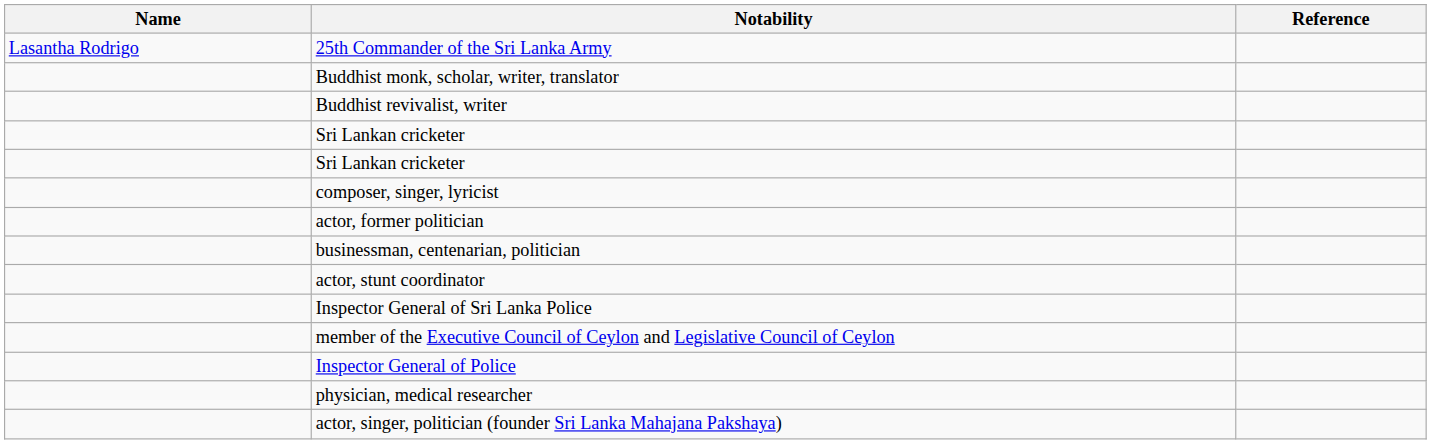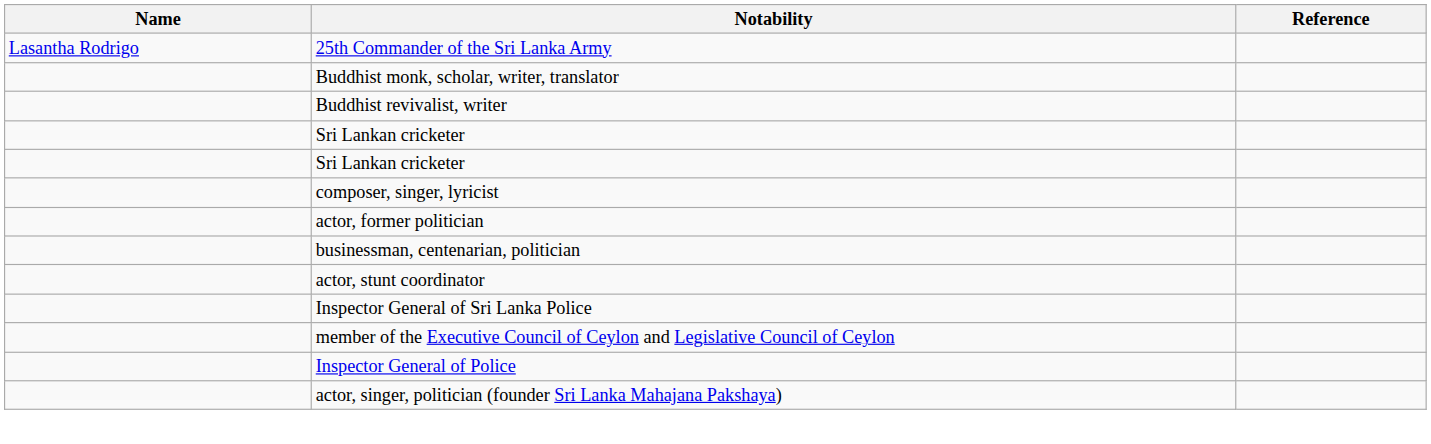- row: (158, 395)
